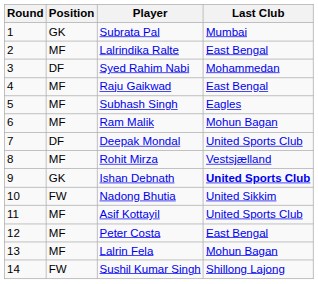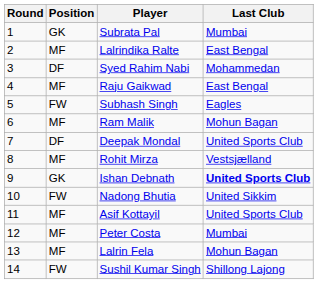(57, 104) MF -> (58, 104) FW
(237, 232) East Bengal -> (227, 232) Mumbai
